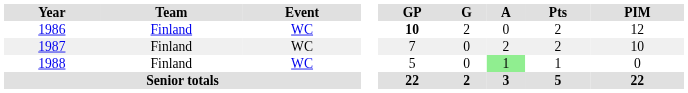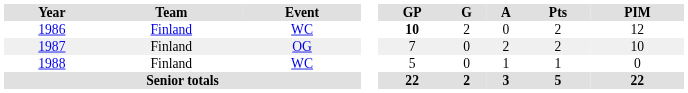(302, 46) WC -> (302, 46) OG
(506, 63) lightgreen background -> (506, 63) no background
